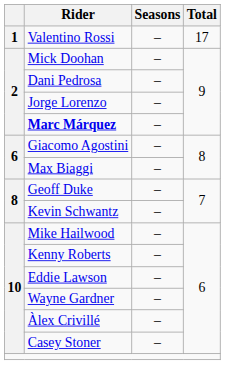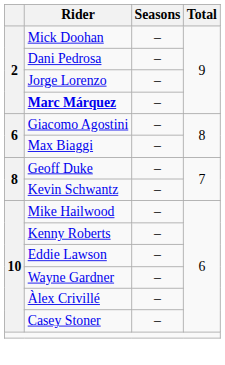- row: (71, 37)
